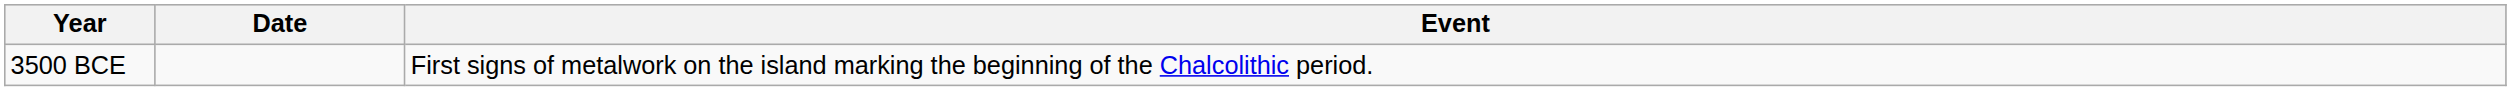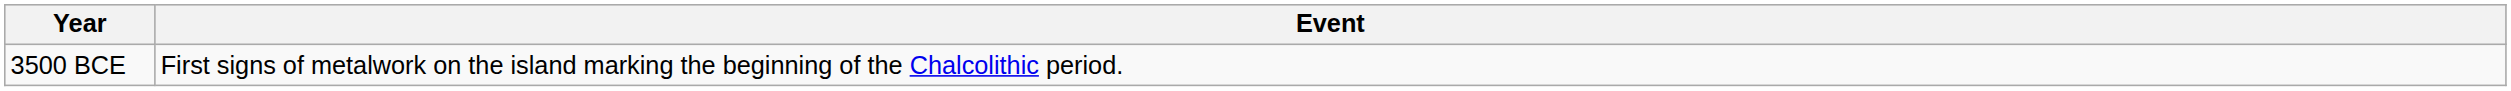- column: (280, 24)
